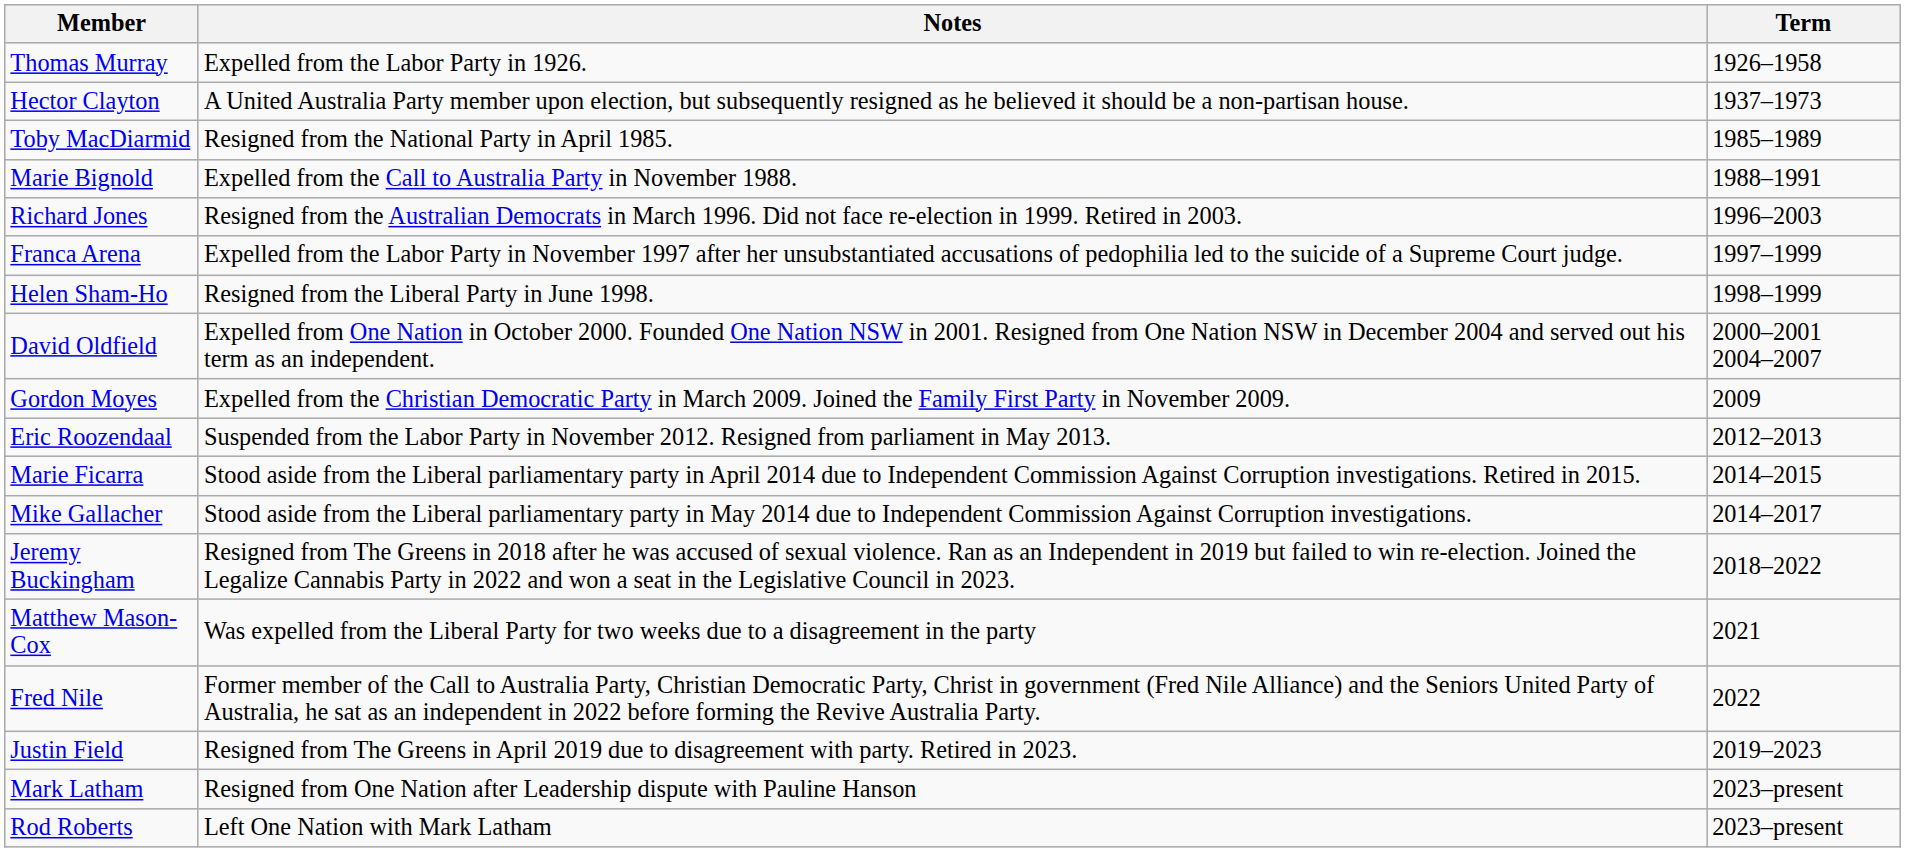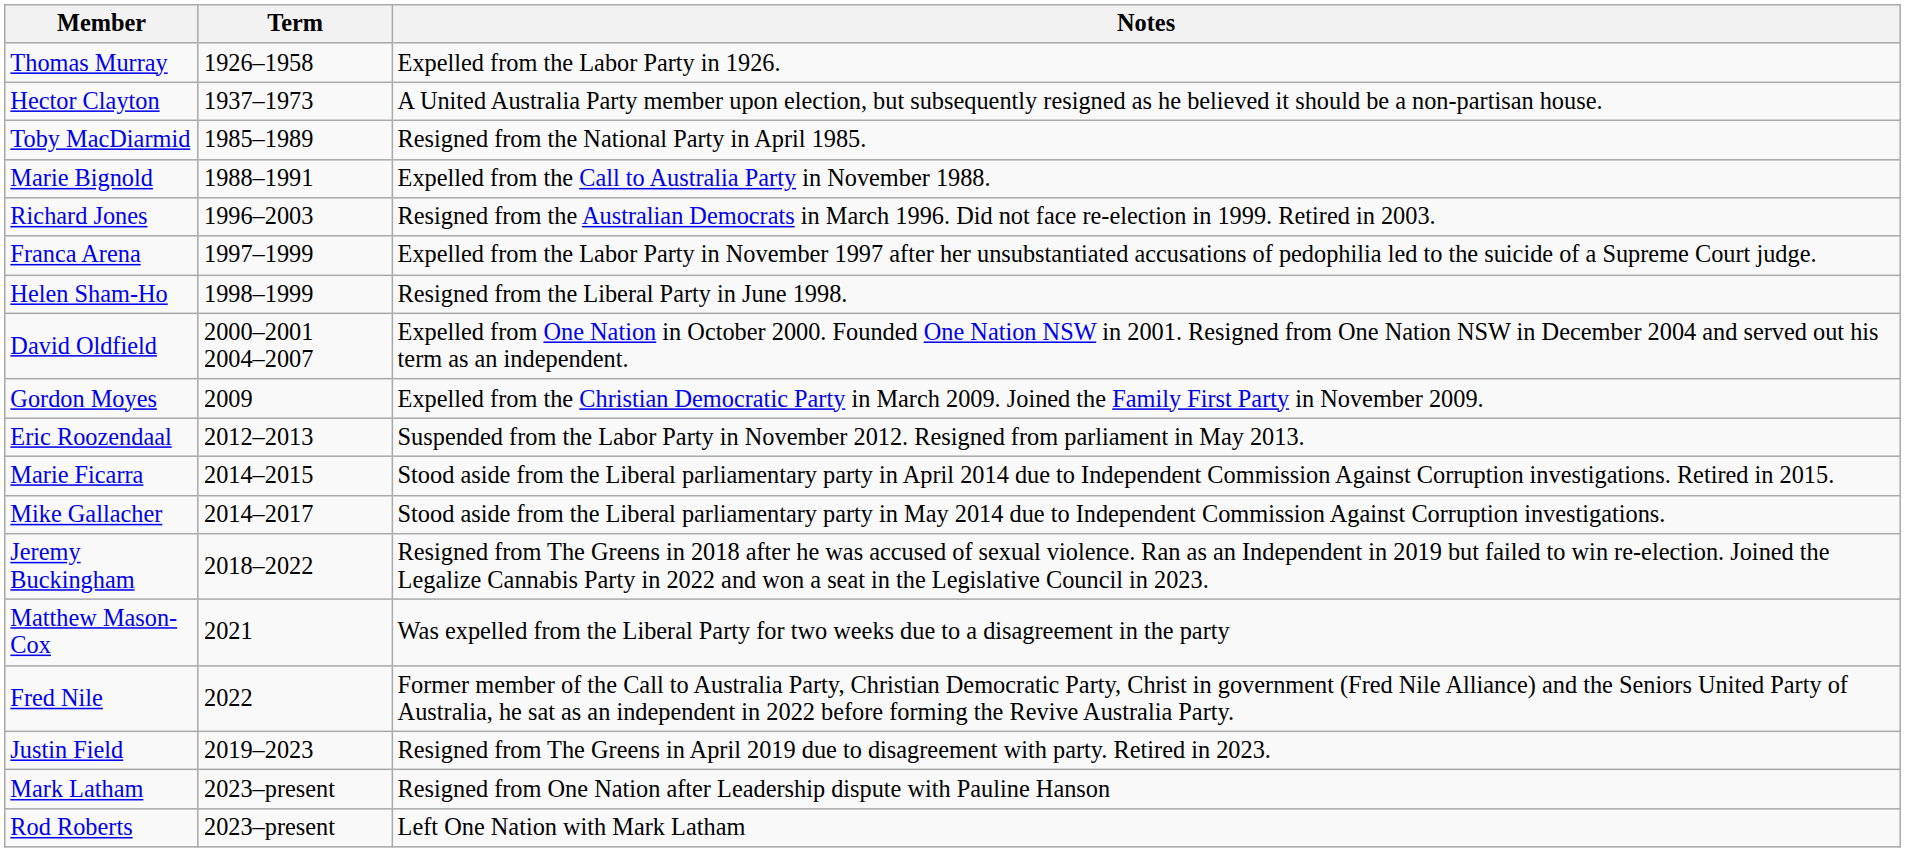columns swapped: (1803, 23) <-> (952, 23)
